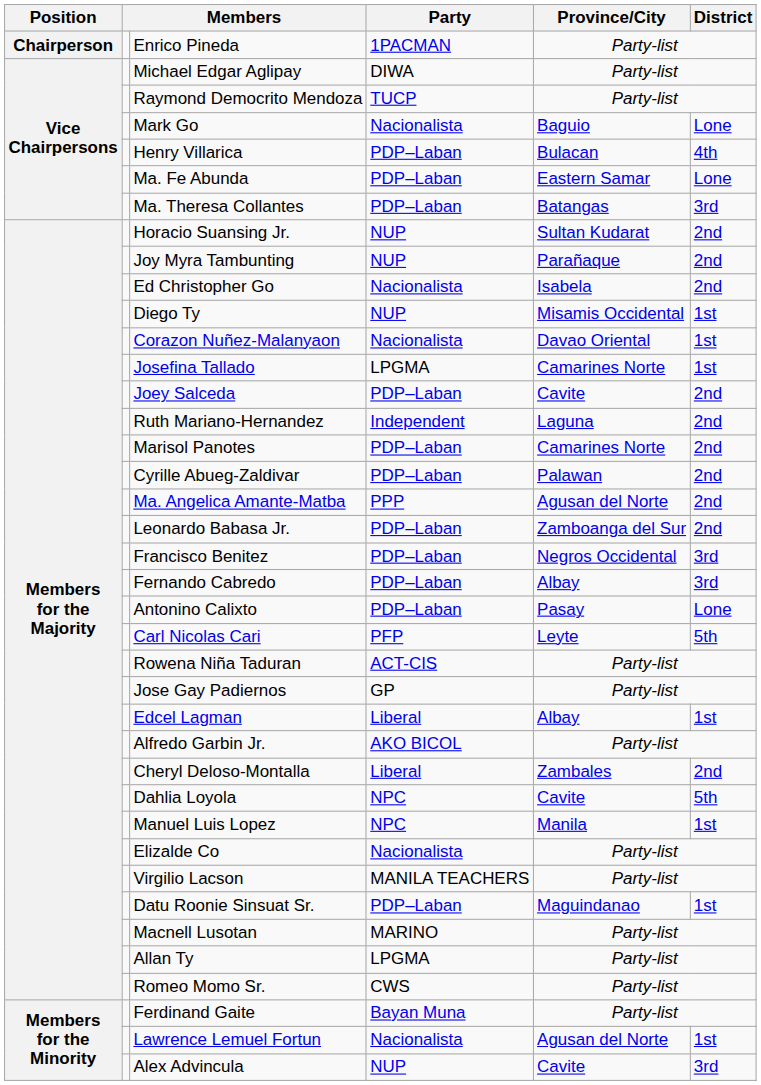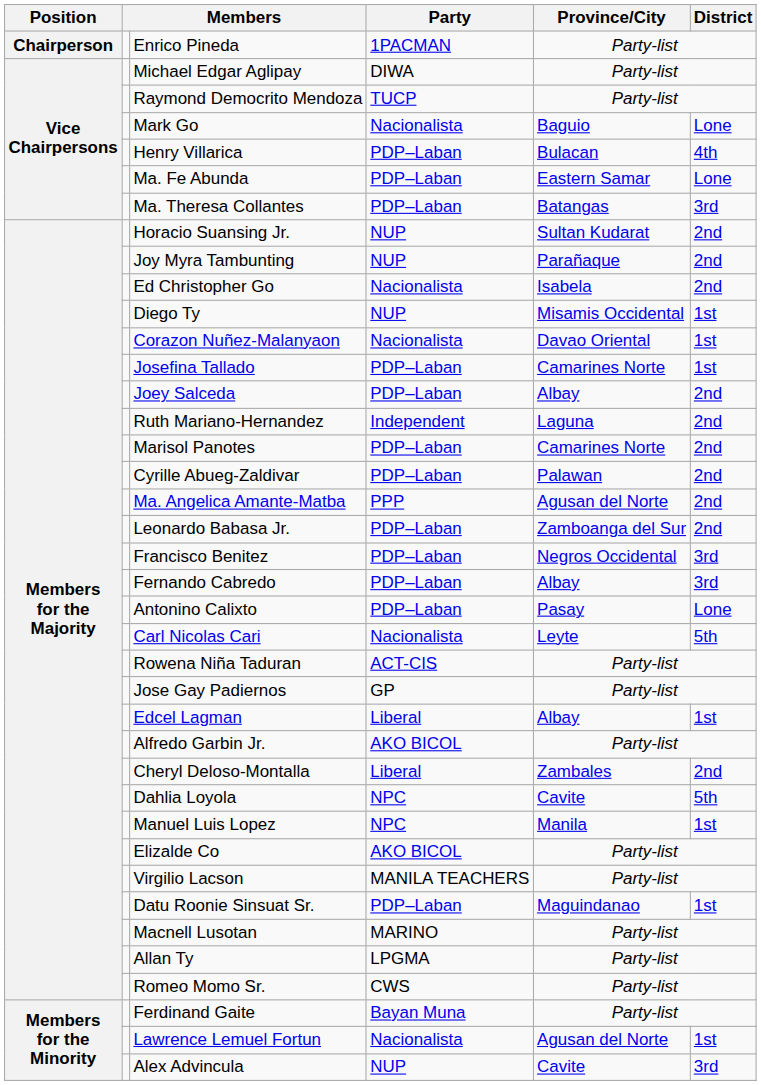(400, 367) LPGMA -> (416, 367) PDP–Laban
(561, 394) Cavite -> (558, 394) Albay
(387, 636) PFP -> (416, 636) Nacionalista
(416, 851) Nacionalista -> (416, 851) AKO BICOL
